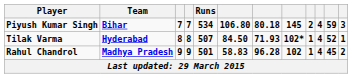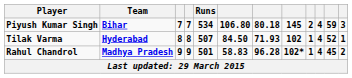(294, 39) 102* -> (294, 39) 102
(294, 53) 102 -> (294, 53) 102*
